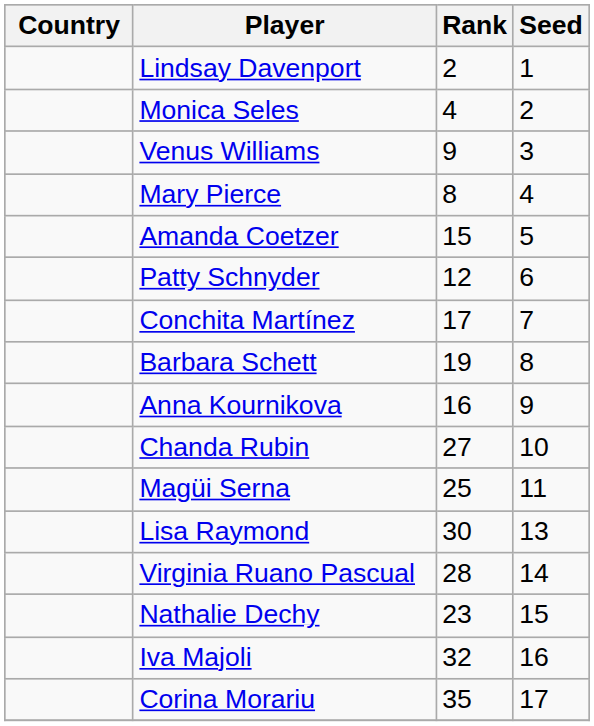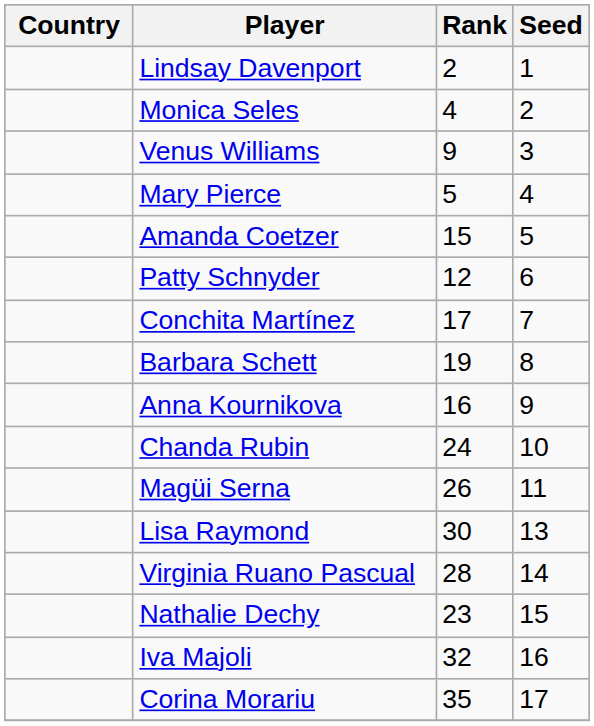(450, 194) 8 -> (450, 194) 5
(457, 446) 27 -> (457, 446) 24
(457, 488) 25 -> (457, 488) 26
